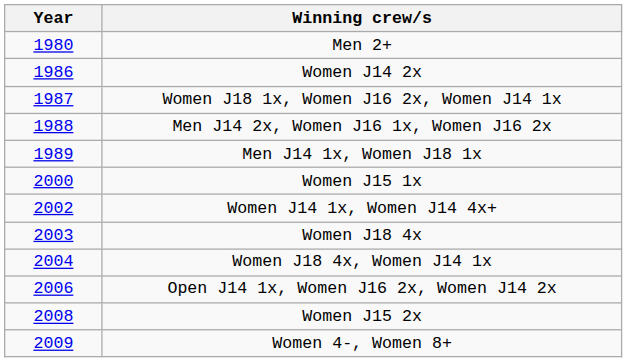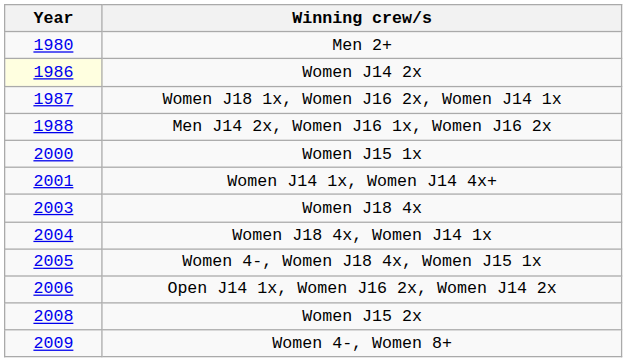(53, 72) no background -> (53, 72) lightyellow background
- row: (362, 154)
(53, 208) 2002 -> (53, 181) 2001
+ row: (362, 262)
